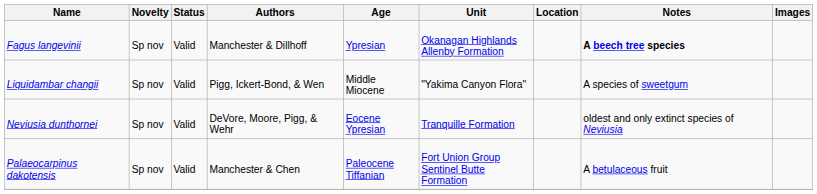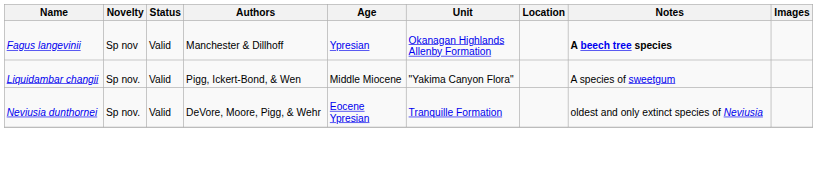(148, 85) Sp nov -> (123, 79) Sp nov.
(148, 124) Sp nov -> (123, 113) Sp nov.
- row: (42, 169)
